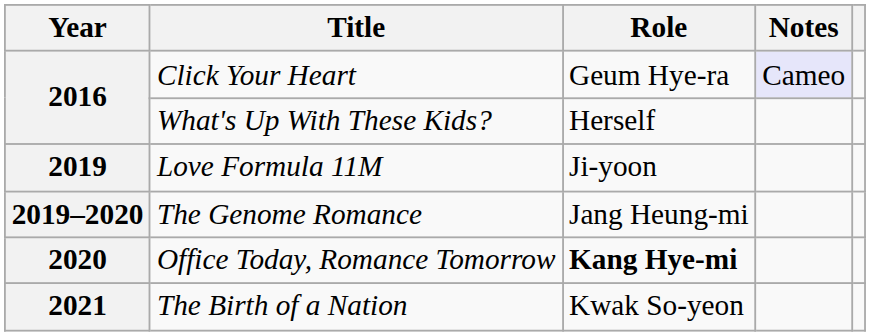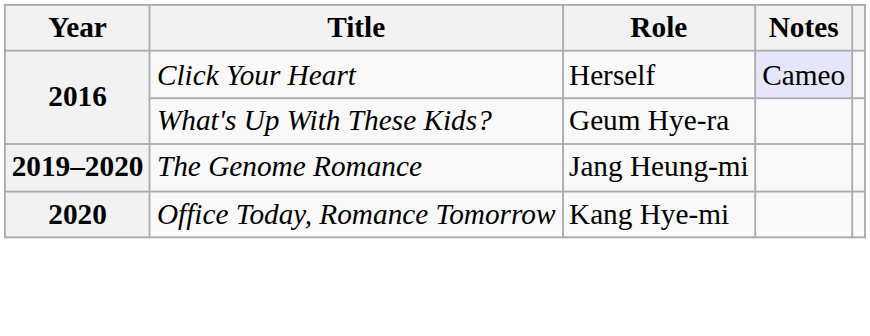(649, 74) Geum Hye-ra -> (612, 74) Herself
(612, 120) Herself -> (649, 120) Geum Hye-ra
- row: (270, 167)
(653, 259) bold -> (649, 213) normal
- row: (282, 306)
